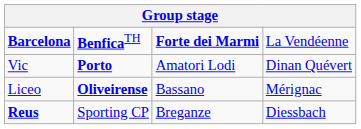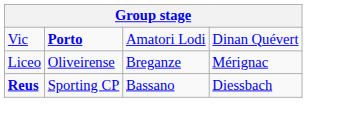- row: (39, 41)
(112, 89) bold -> (81, 62) normal
(180, 89) Bassano -> (153, 62) Breganze
(183, 112) Breganze -> (150, 85) Bassano
